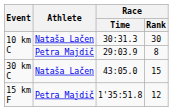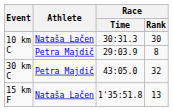(64, 71) Nataša Lačen -> (64, 71) Petra Majdič
(156, 71) 15 -> (156, 71) 32
(64, 94) Petra Majdič -> (64, 94) Nataša Lačen
(156, 94) 12 -> (156, 94) 13
